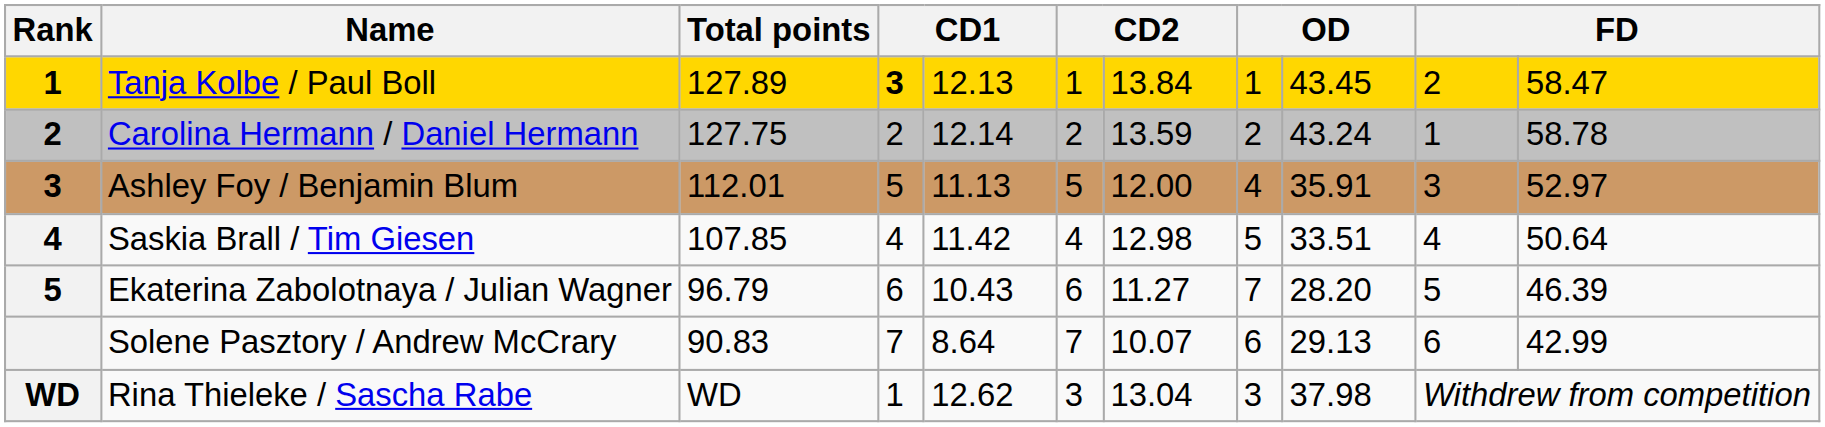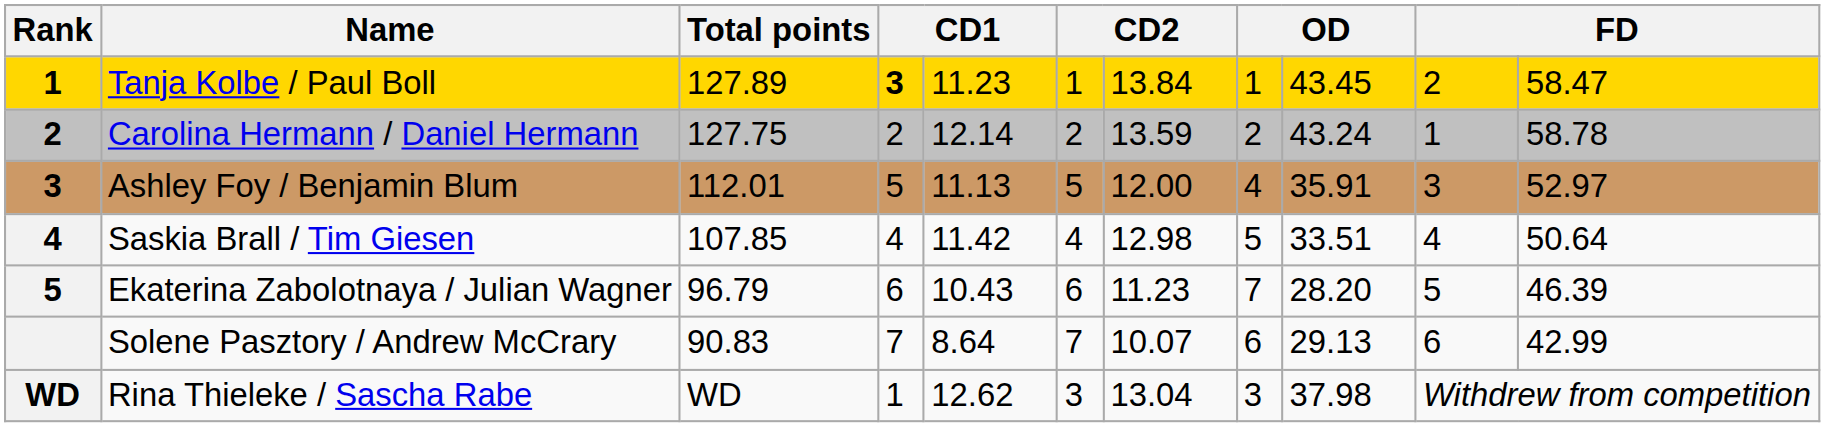(972, 82) 12.13 -> (971, 82) 11.23
(1150, 290) 11.27 -> (1150, 290) 11.23
